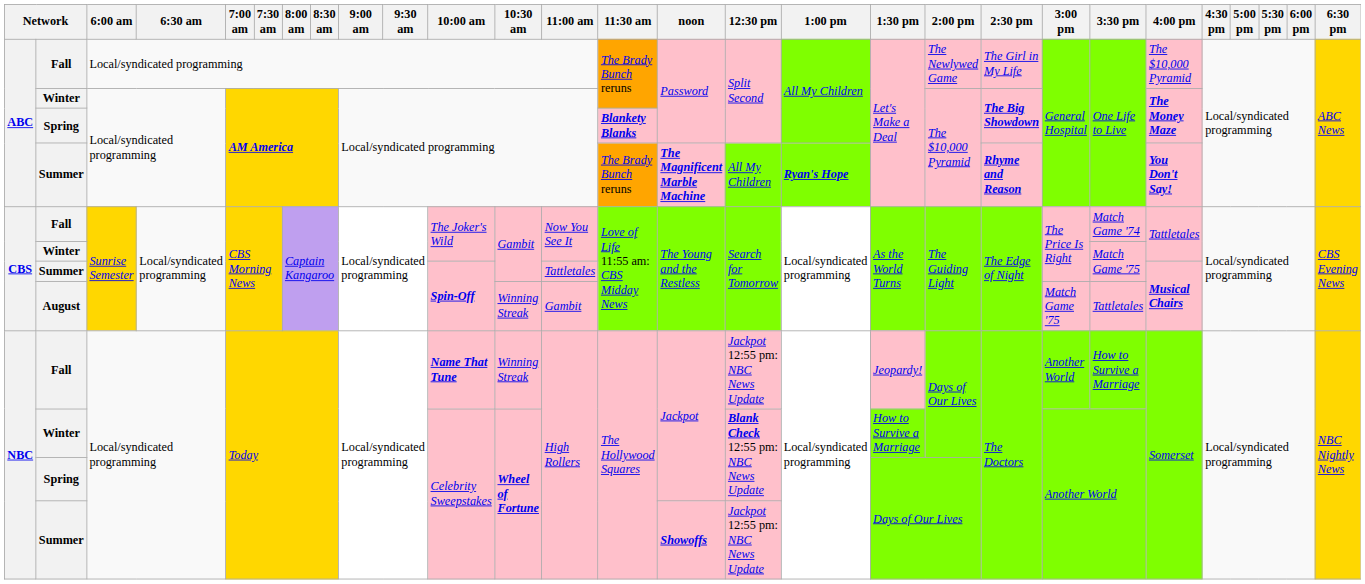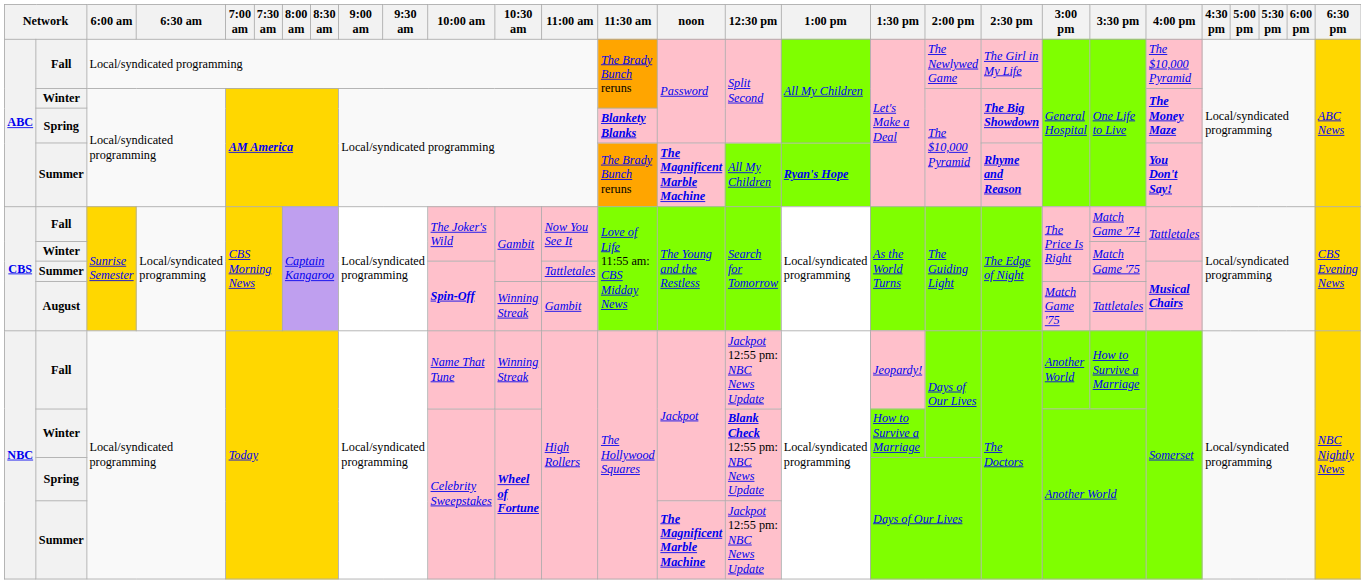(459, 370) bold -> (458, 370) normal
(684, 540) Showoffs -> (691, 540) The Magnificent Marble Machine
